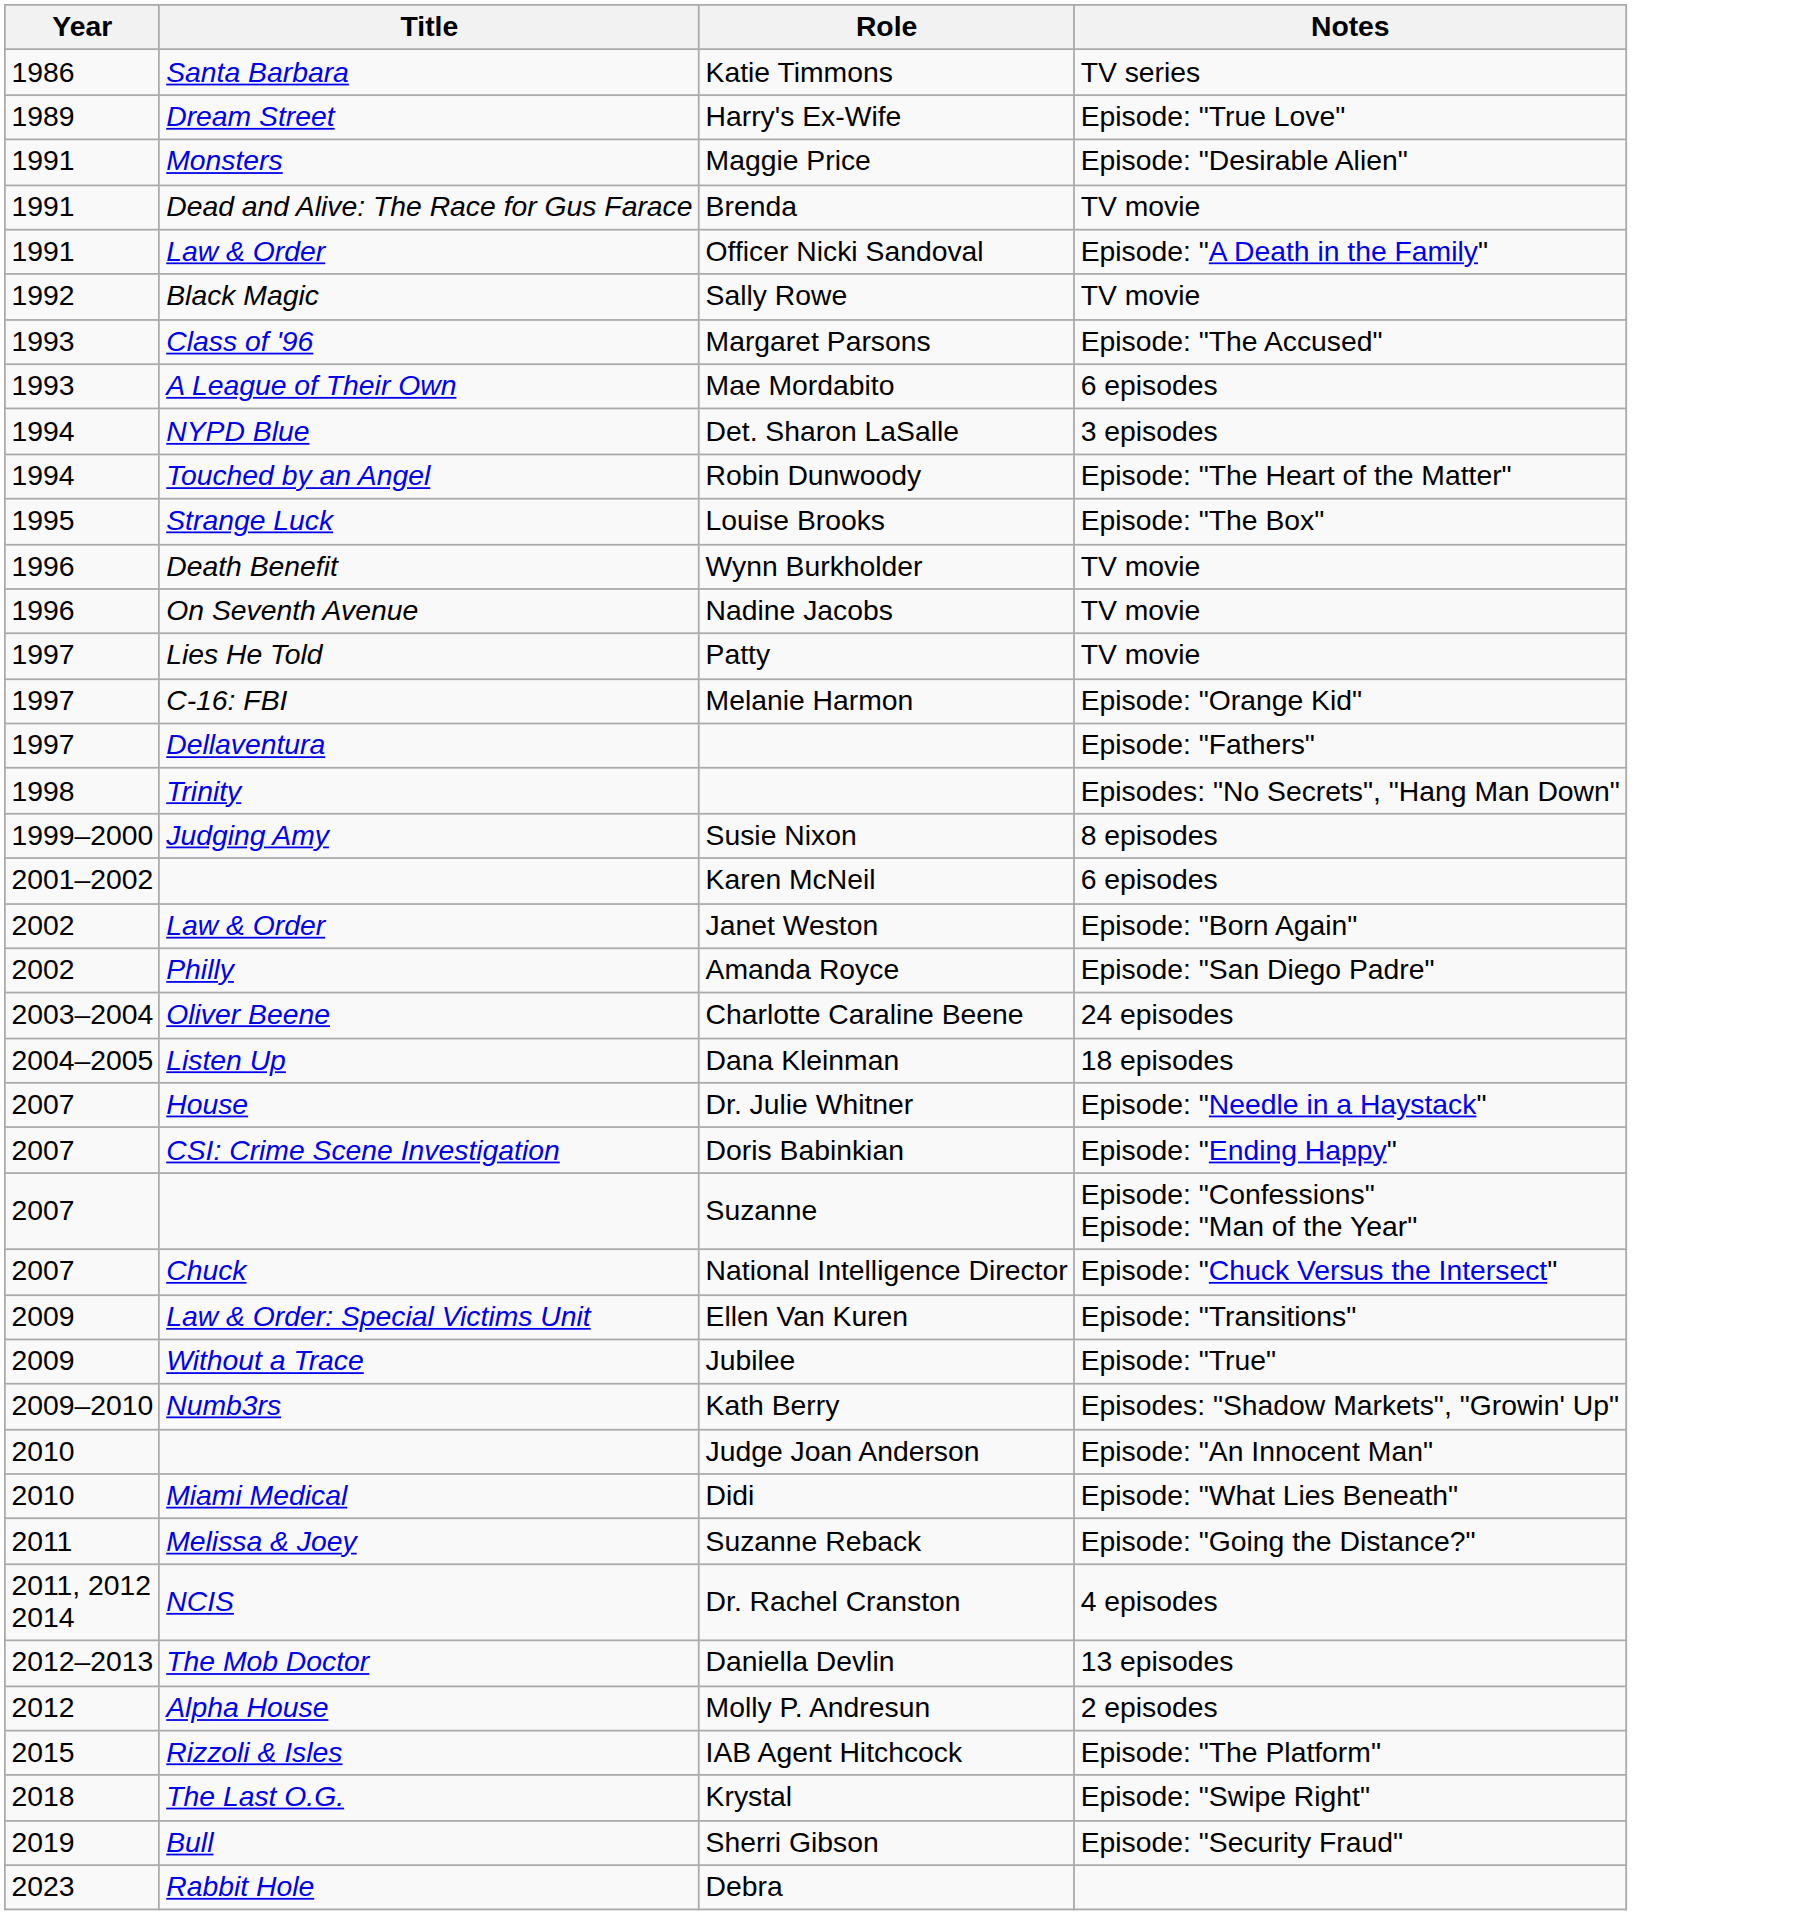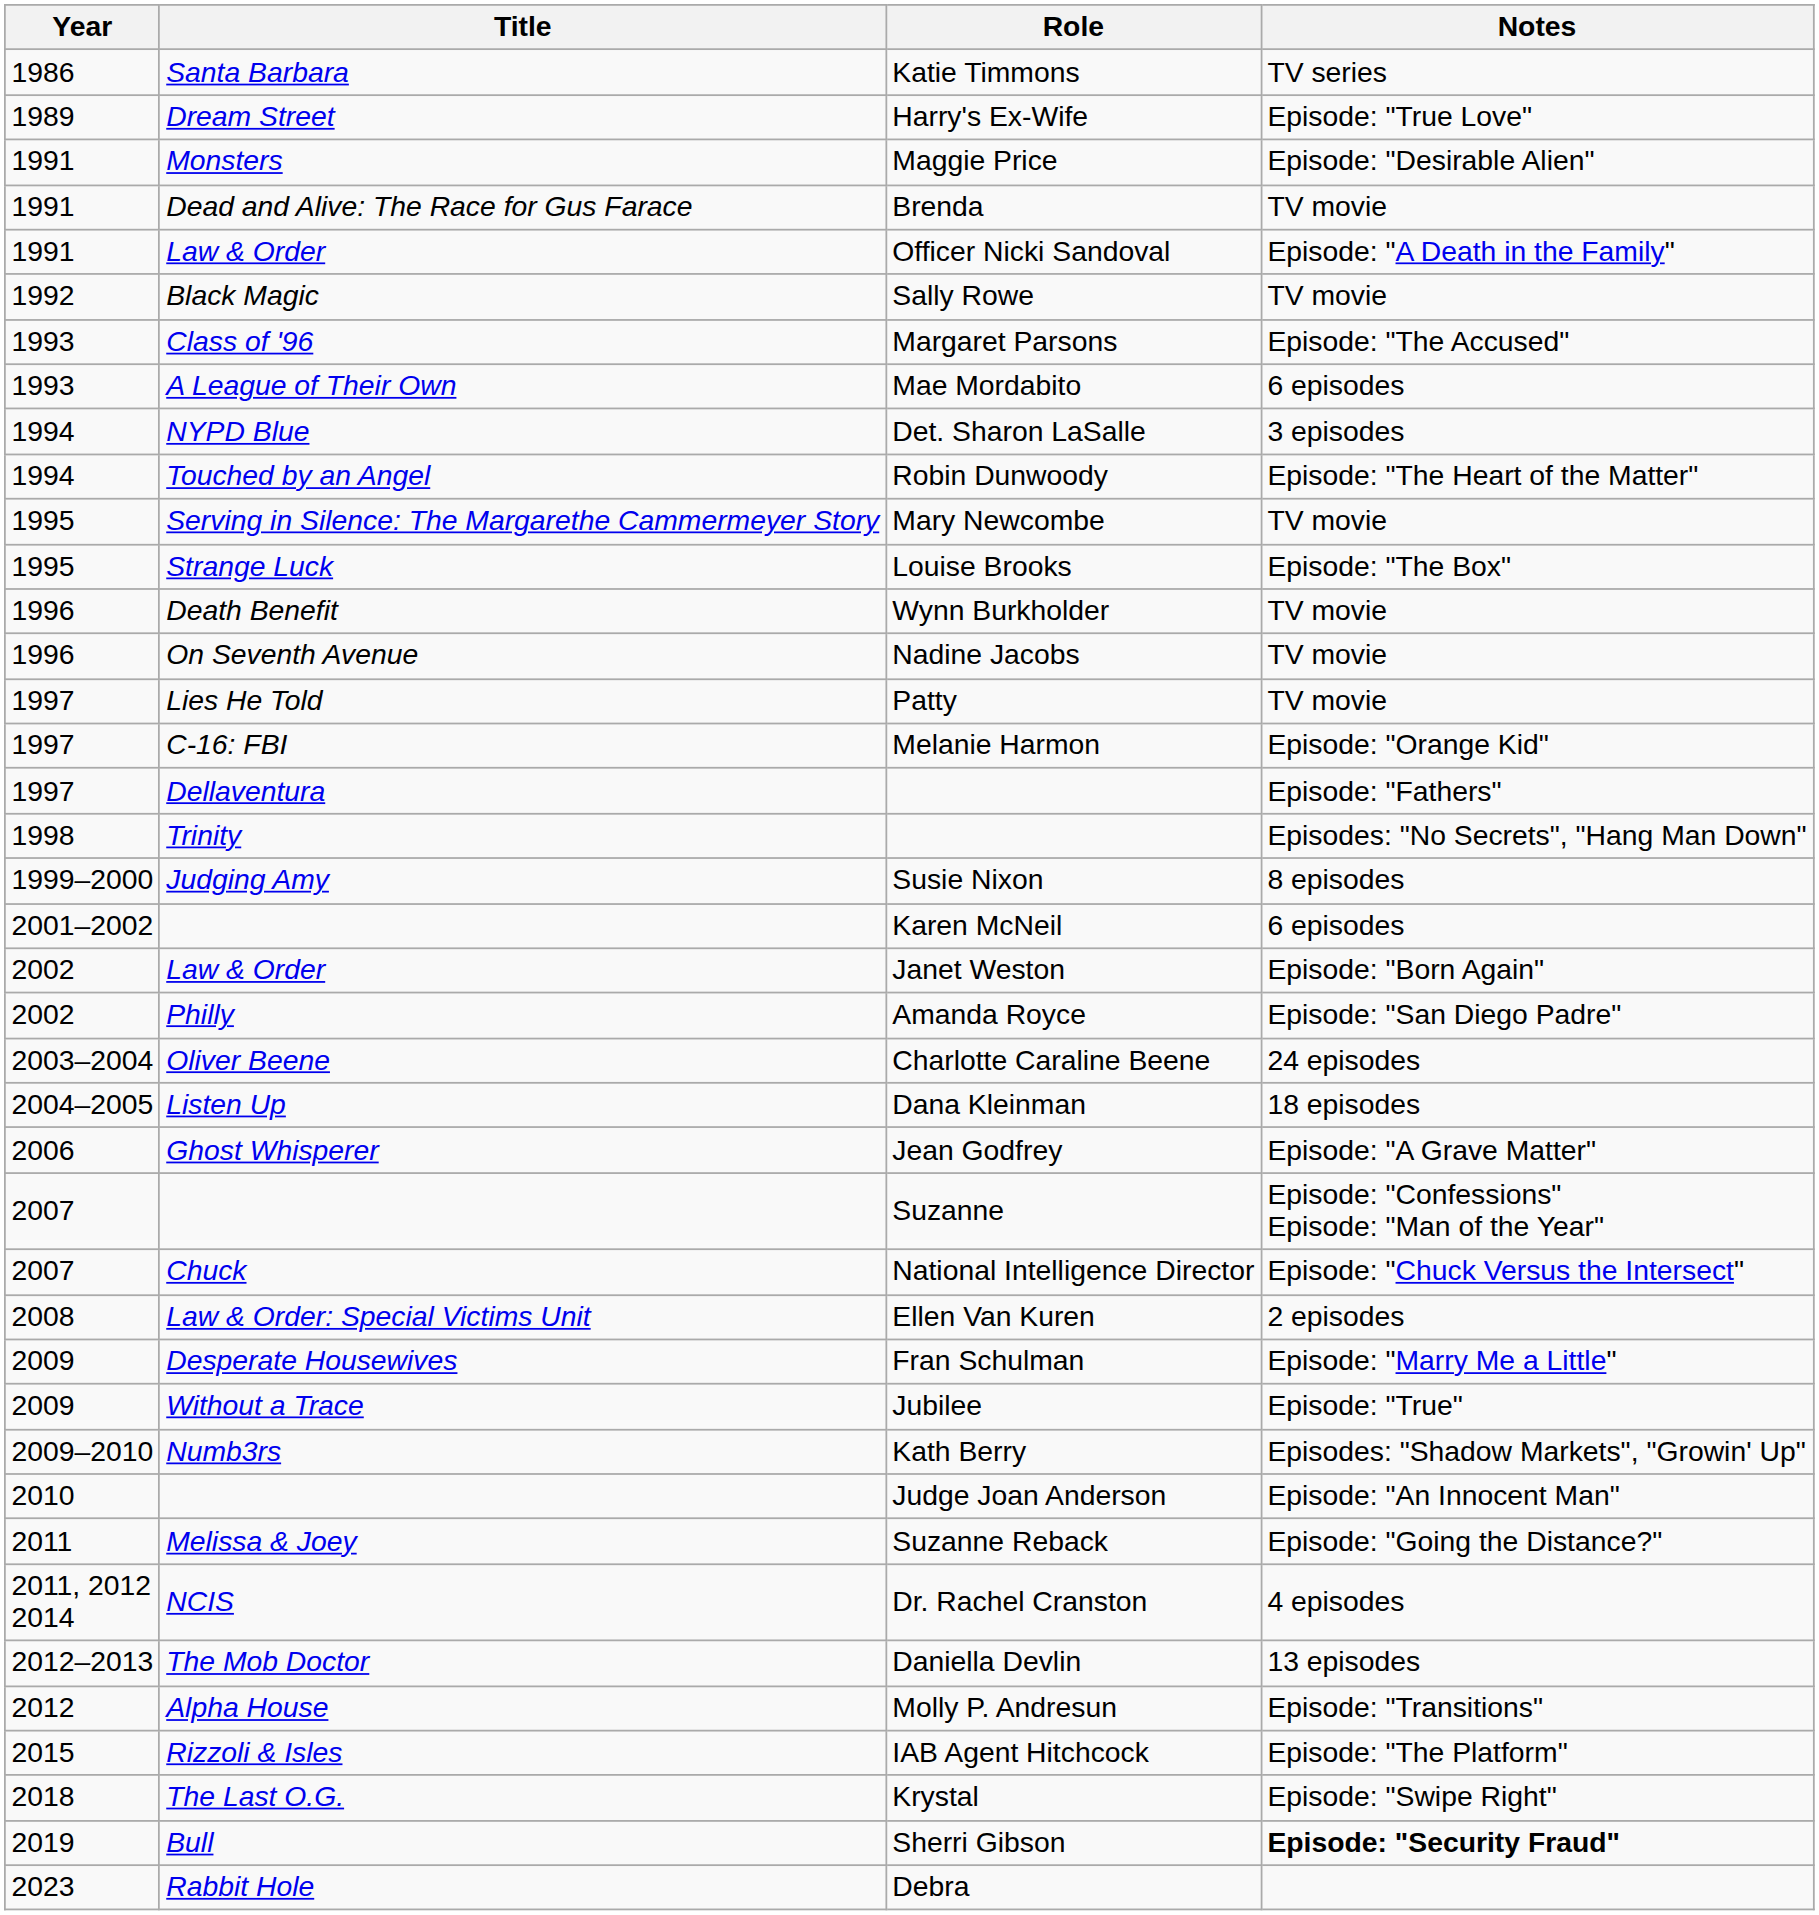+ row: (523, 521)
+ row: (272, 1149)
- row: (207, 1104)
- row: (363, 1149)
(43, 1316) 2009 -> (43, 1316) 2008
(1218, 1316) Episode: "Transitions" -> (1336, 1316) 2 episodes
+ row: (312, 1361)
- row: (257, 1496)
(1149, 1707) 2 episodes -> (1405, 1707) Episode: "Transitions"
(1242, 1842) normal -> (1444, 1842) bold
